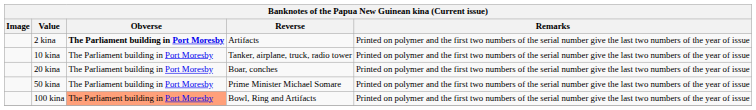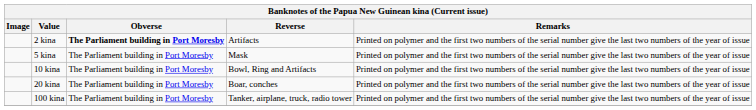+ row: (45, 55)
(290, 55) Tanker, airplane, truck, radio tower -> (272, 70) Bowl, Ring and Artifacts
- row: (47, 84)
(141, 99) lightsalmon background -> (141, 99) no background
(272, 99) Bowl, Ring and Artifacts -> (290, 99) Tanker, airplane, truck, radio tower
